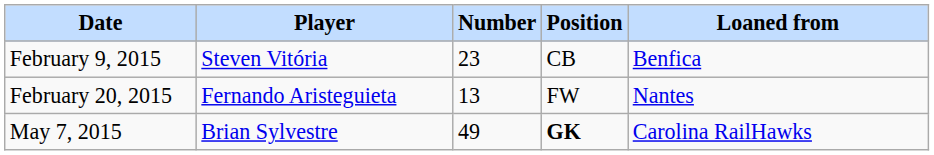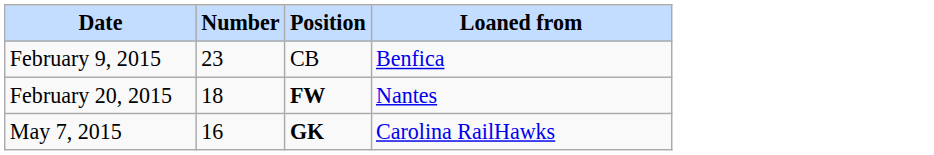- column: (325, 22)
(469, 95) 13 -> (212, 95) 18
(563, 95) normal -> (308, 95) bold
(469, 131) 49 -> (212, 131) 16
